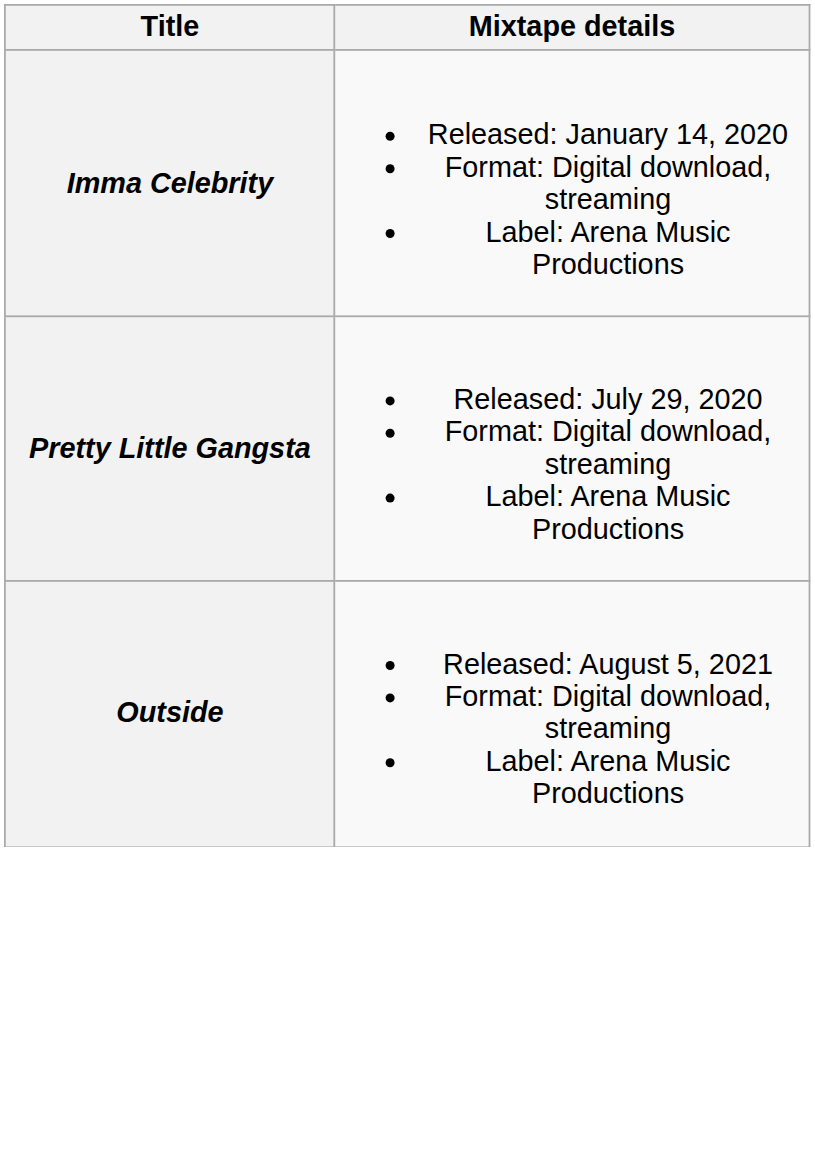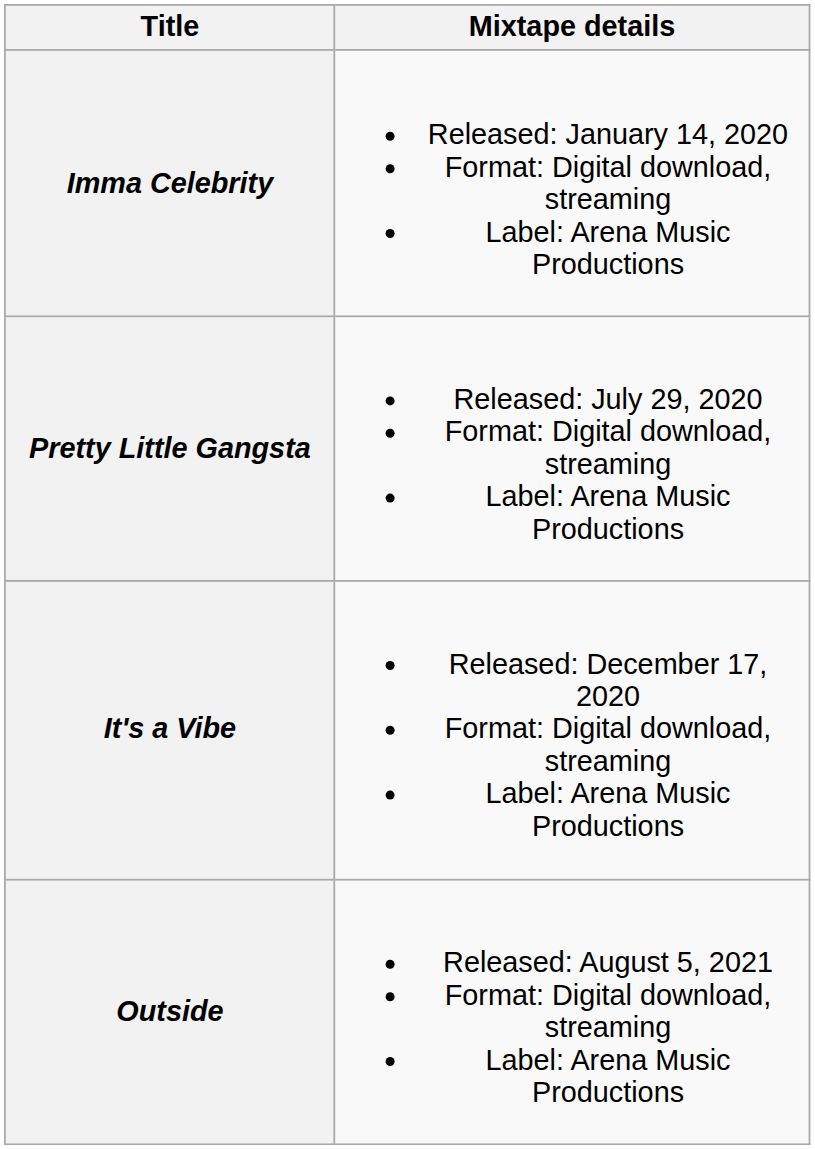+ row: (170, 729)
